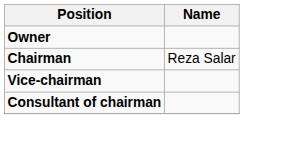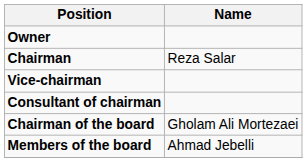+ row: (81, 124)
+ row: (79, 146)
